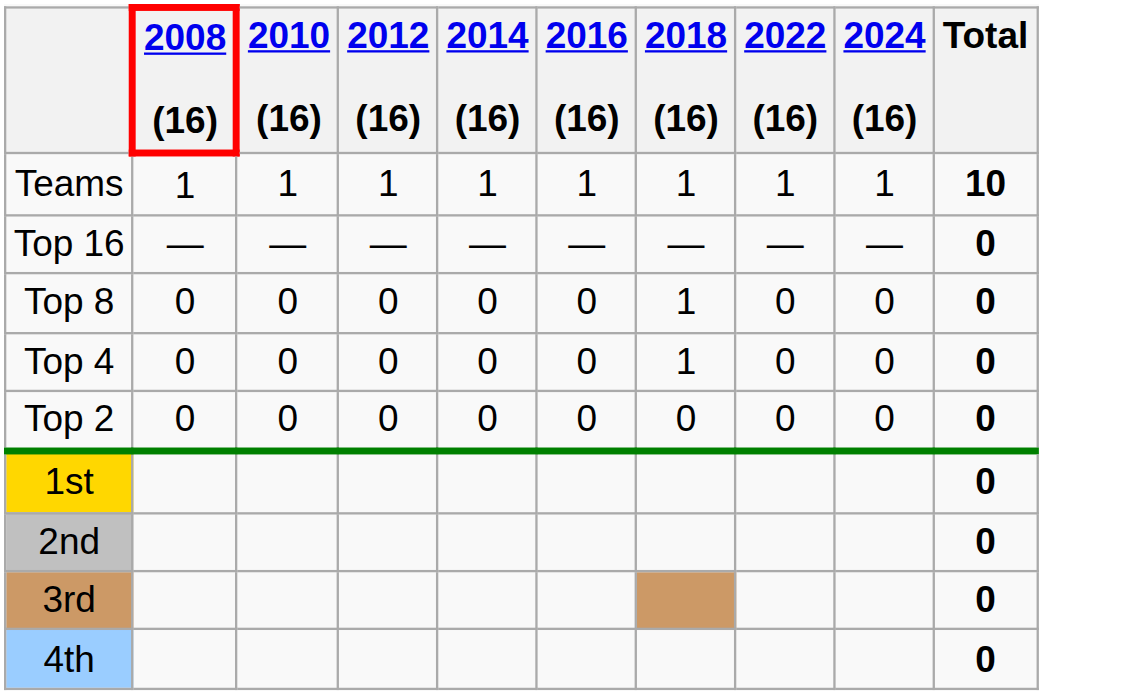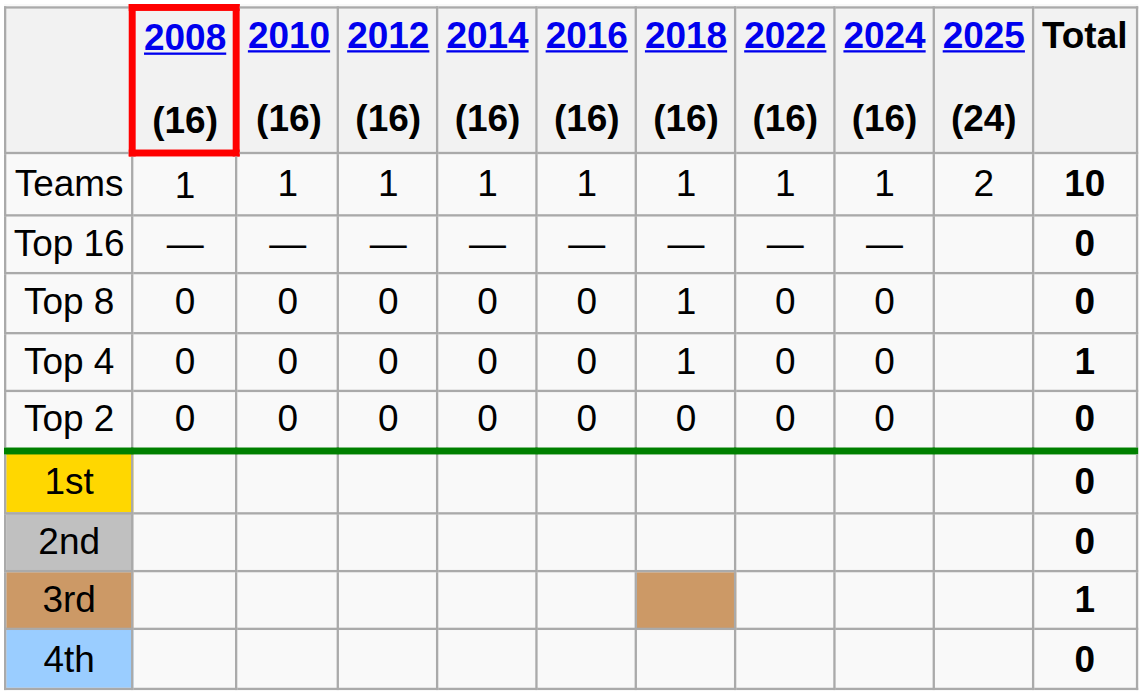+ column: (984, 77)
(985, 360) 0 -> (1085, 360) 1
(985, 599) 0 -> (1085, 599) 1
